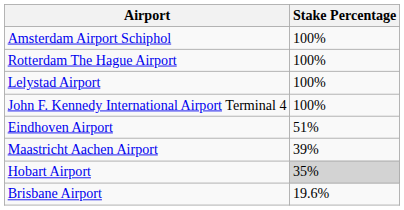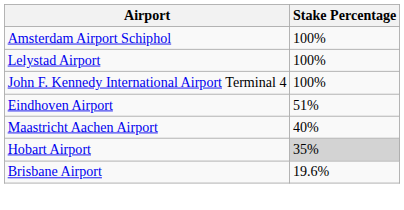- row: (92, 60)
(306, 149) 39% -> (306, 127) 40%
